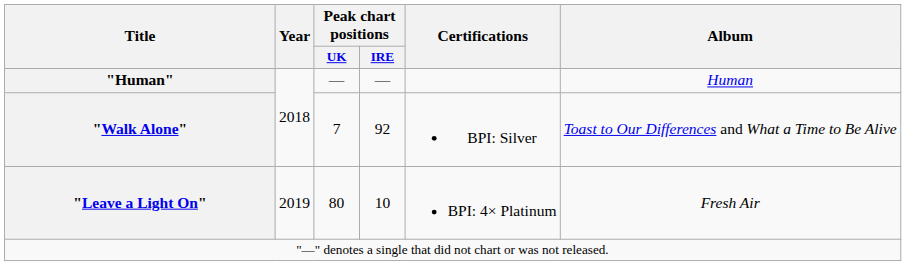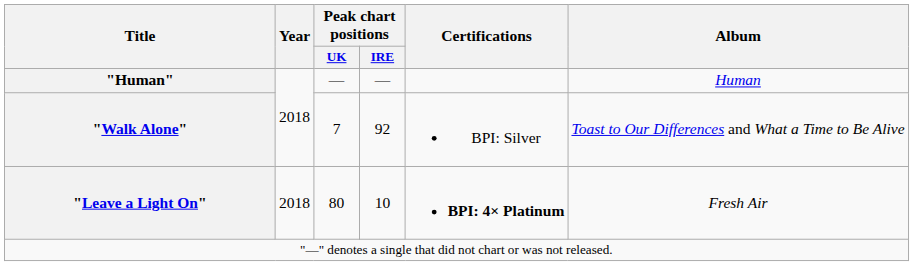(295, 202) 2019 -> (295, 202) 2018
(483, 211) normal -> (487, 211) bold
